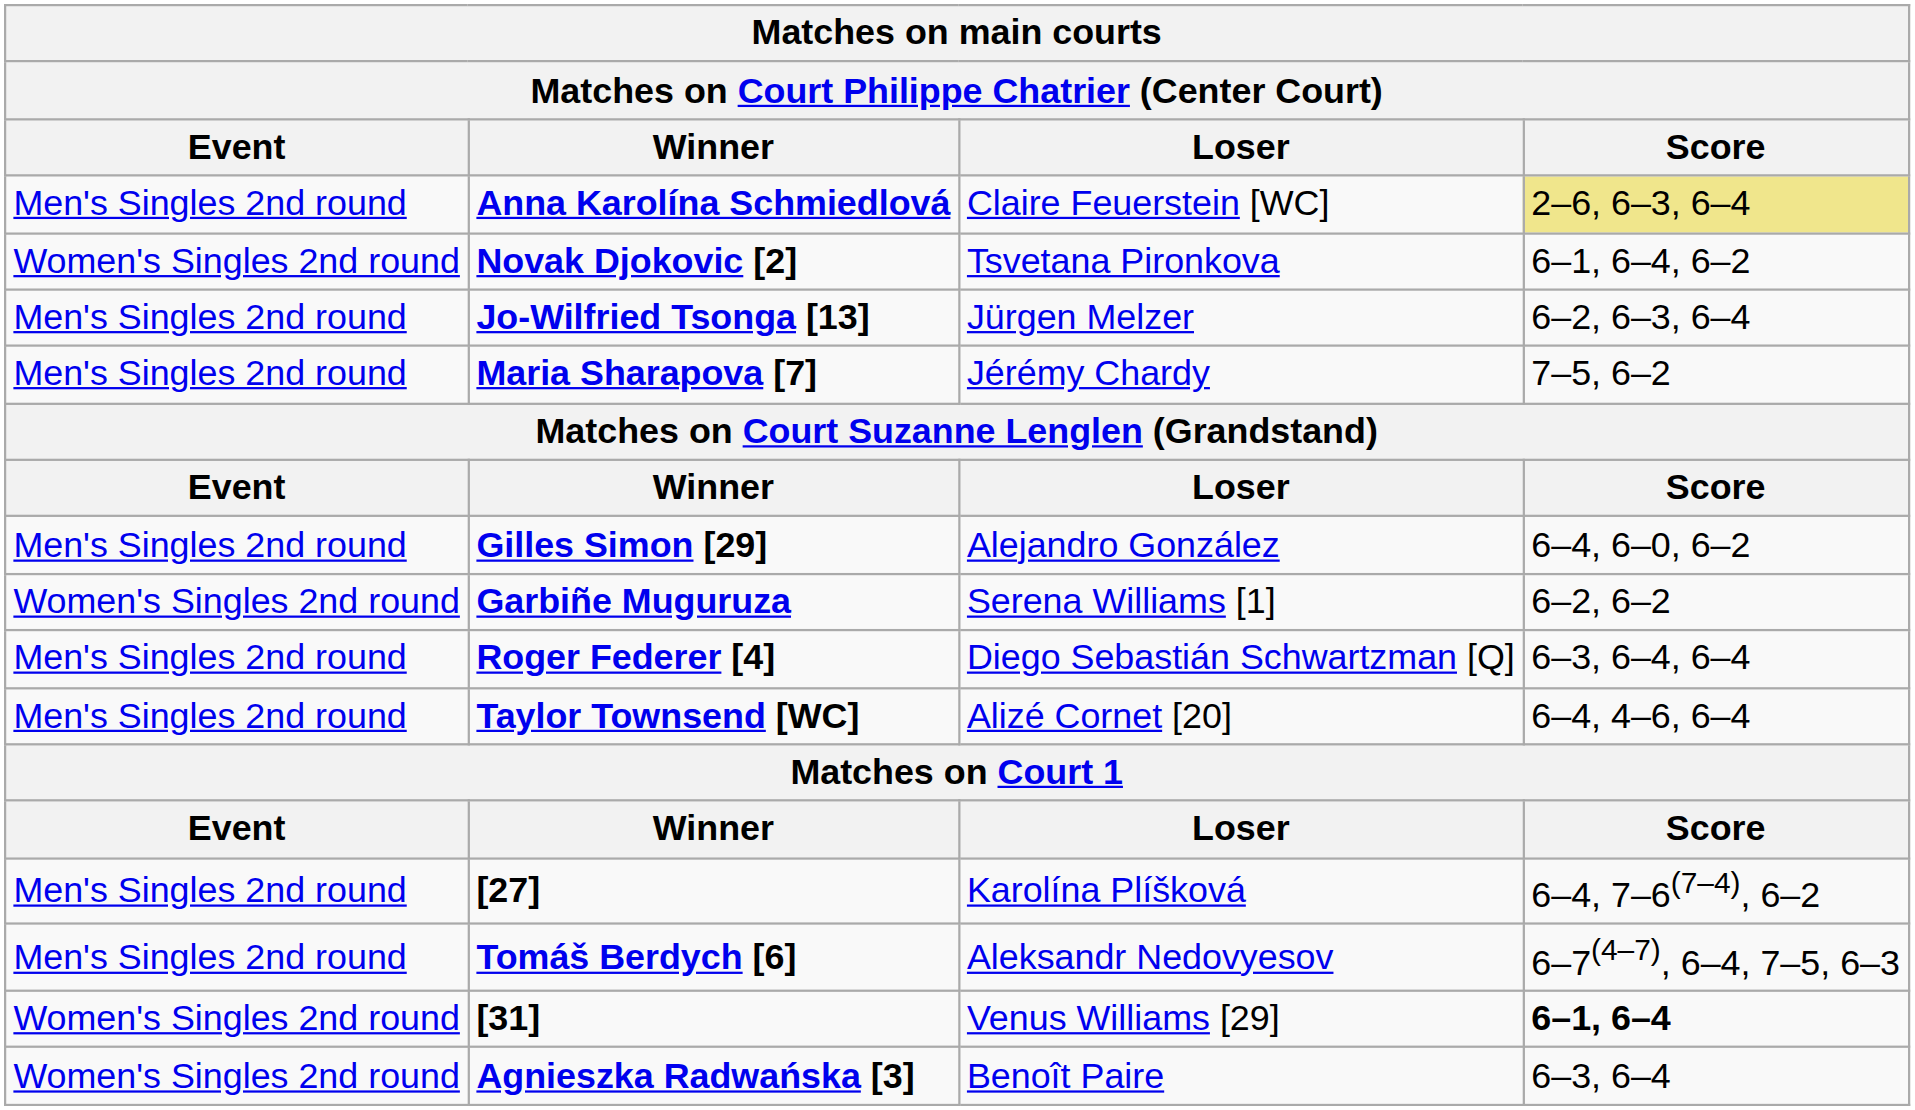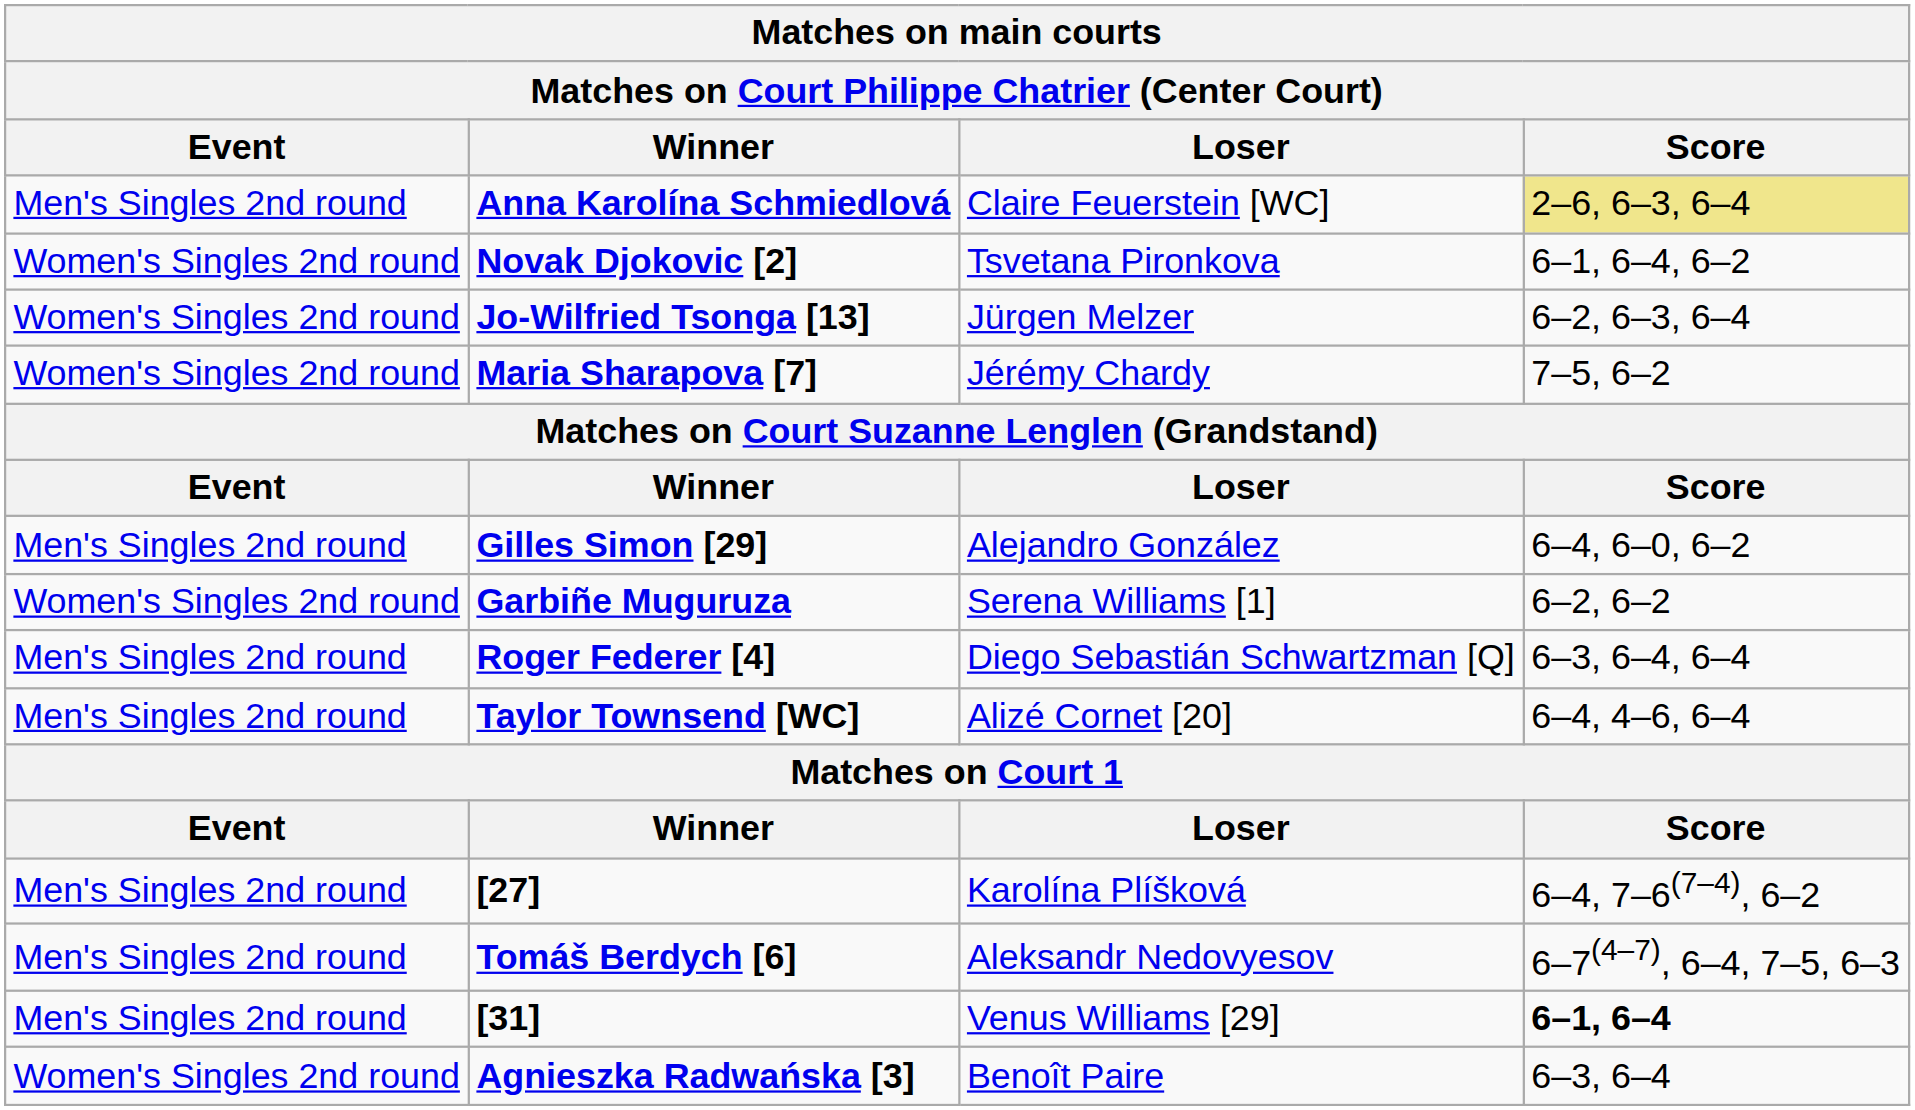(210, 317) Men's Singles 2nd round -> (237, 317) Women's Singles 2nd round
(210, 373) Men's Singles 2nd round -> (237, 373) Women's Singles 2nd round
(237, 1018) Women's Singles 2nd round -> (210, 1018) Men's Singles 2nd round
